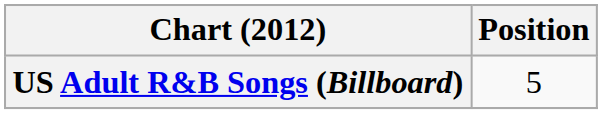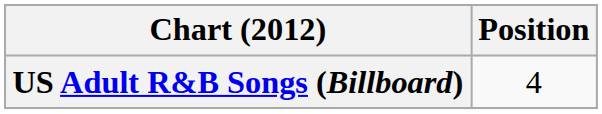(534, 81) 5 -> (534, 81) 4
